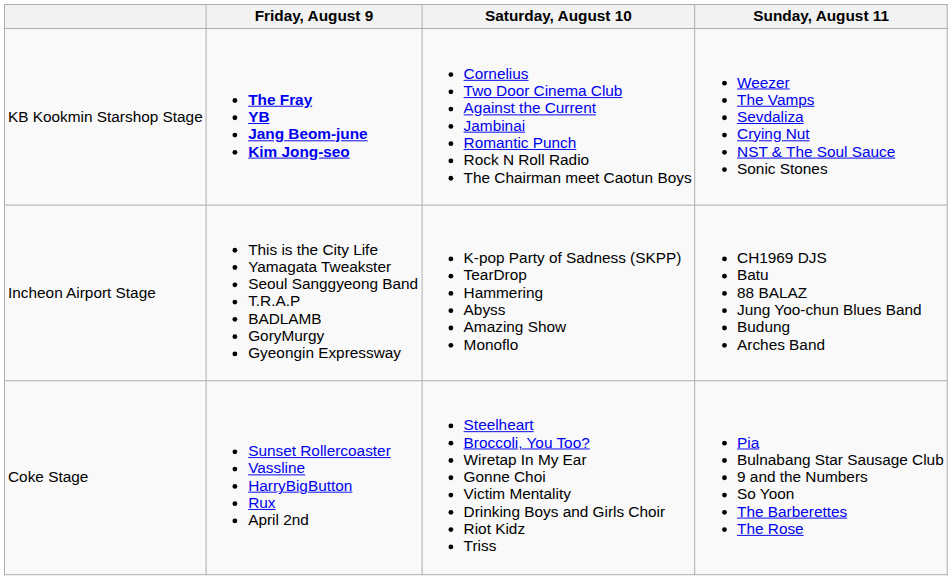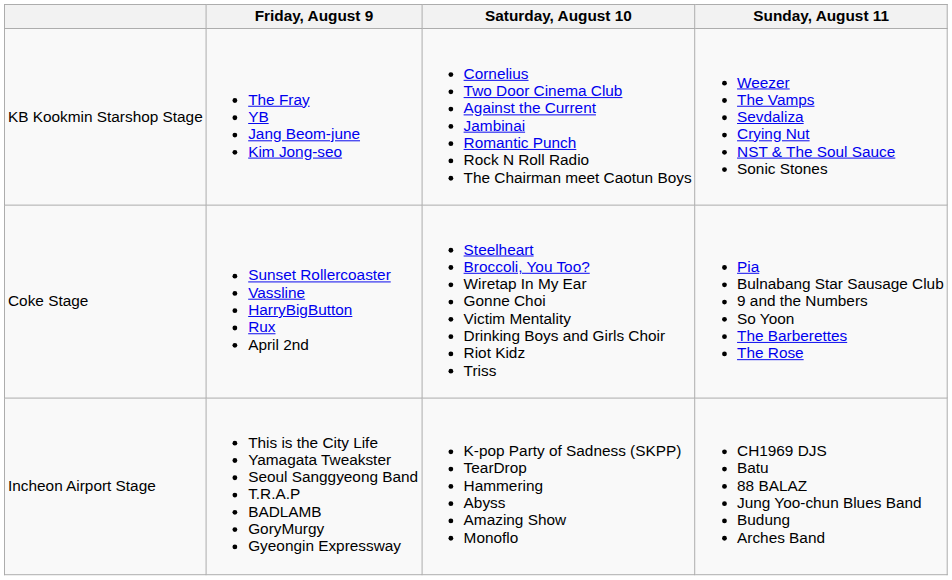(314, 125) bold -> (314, 125) normal
rows swapped: (48, 477) <-> (82, 292)
